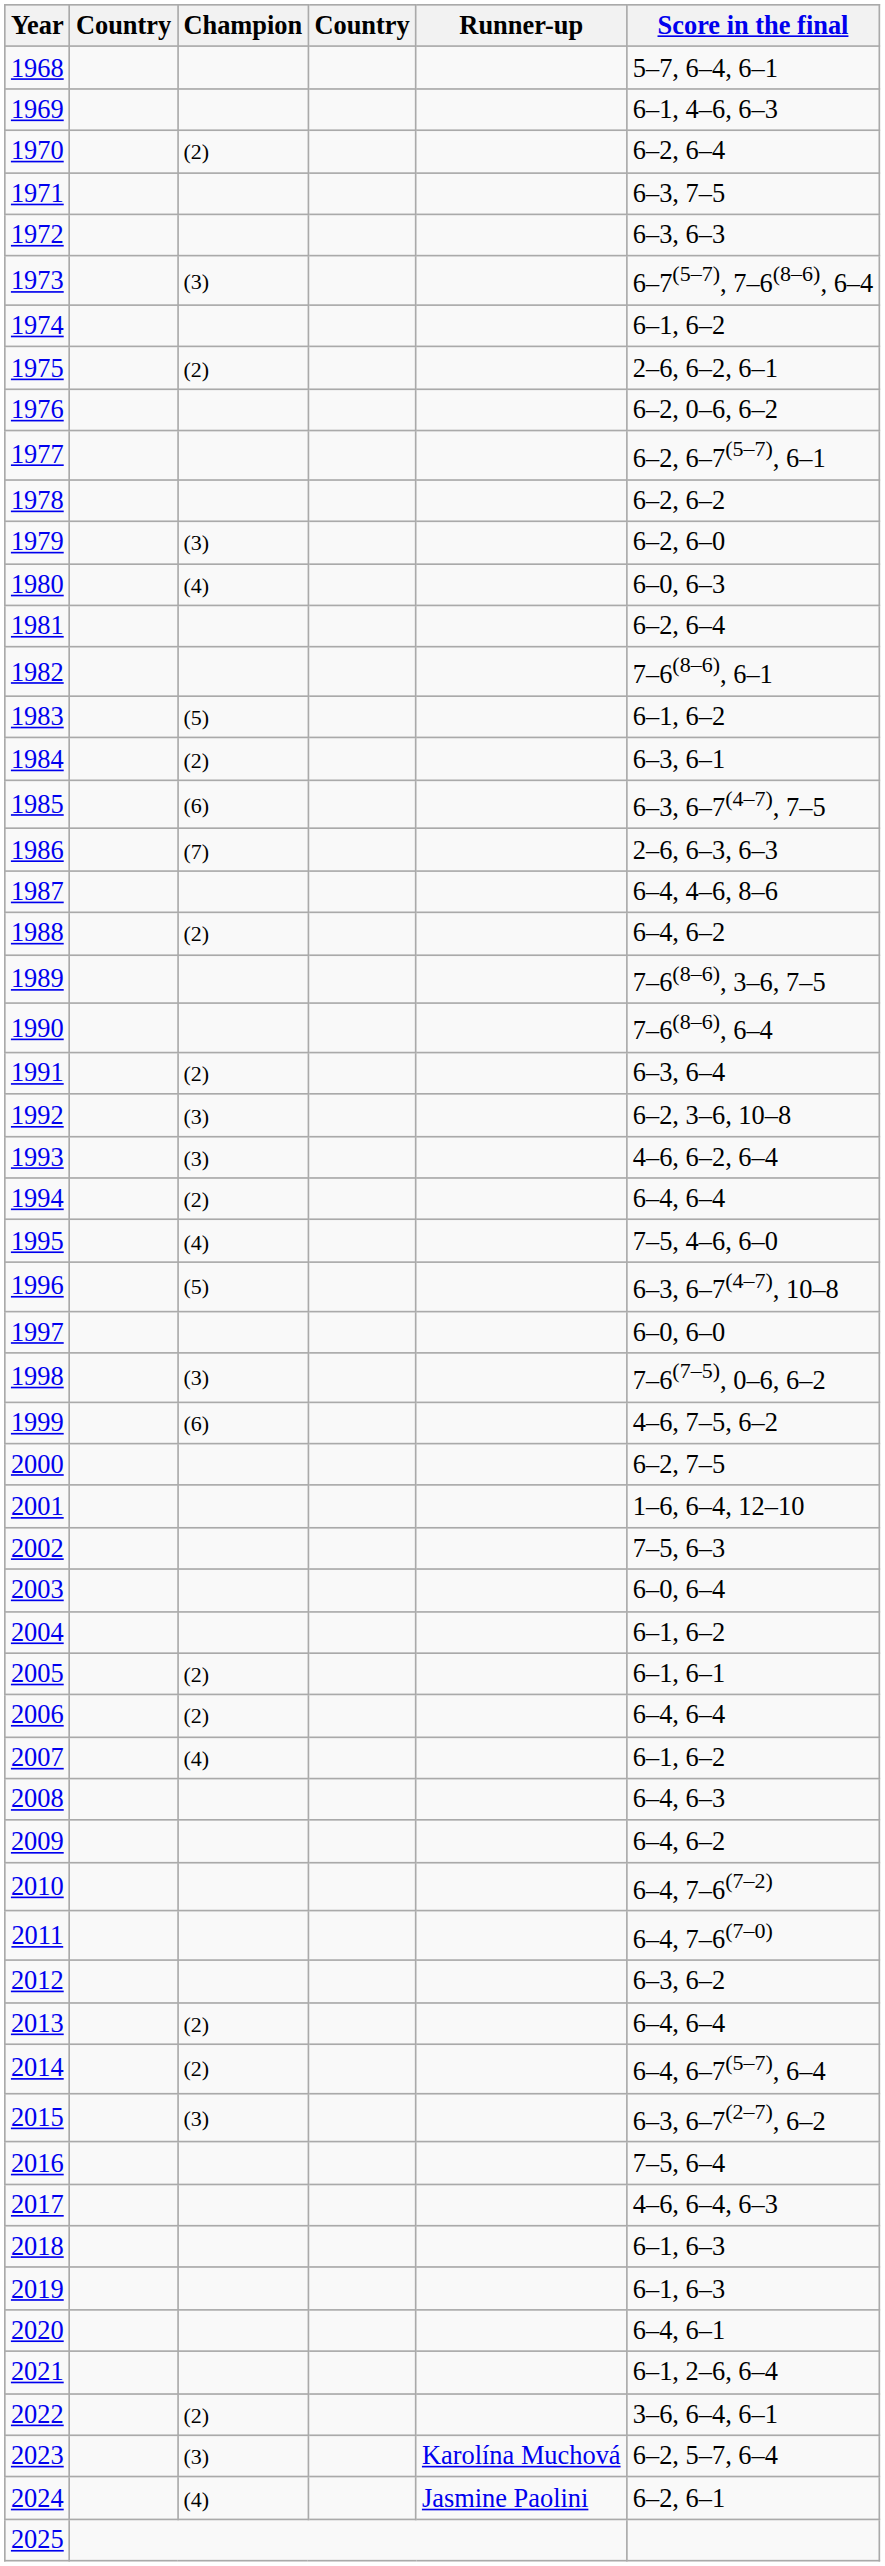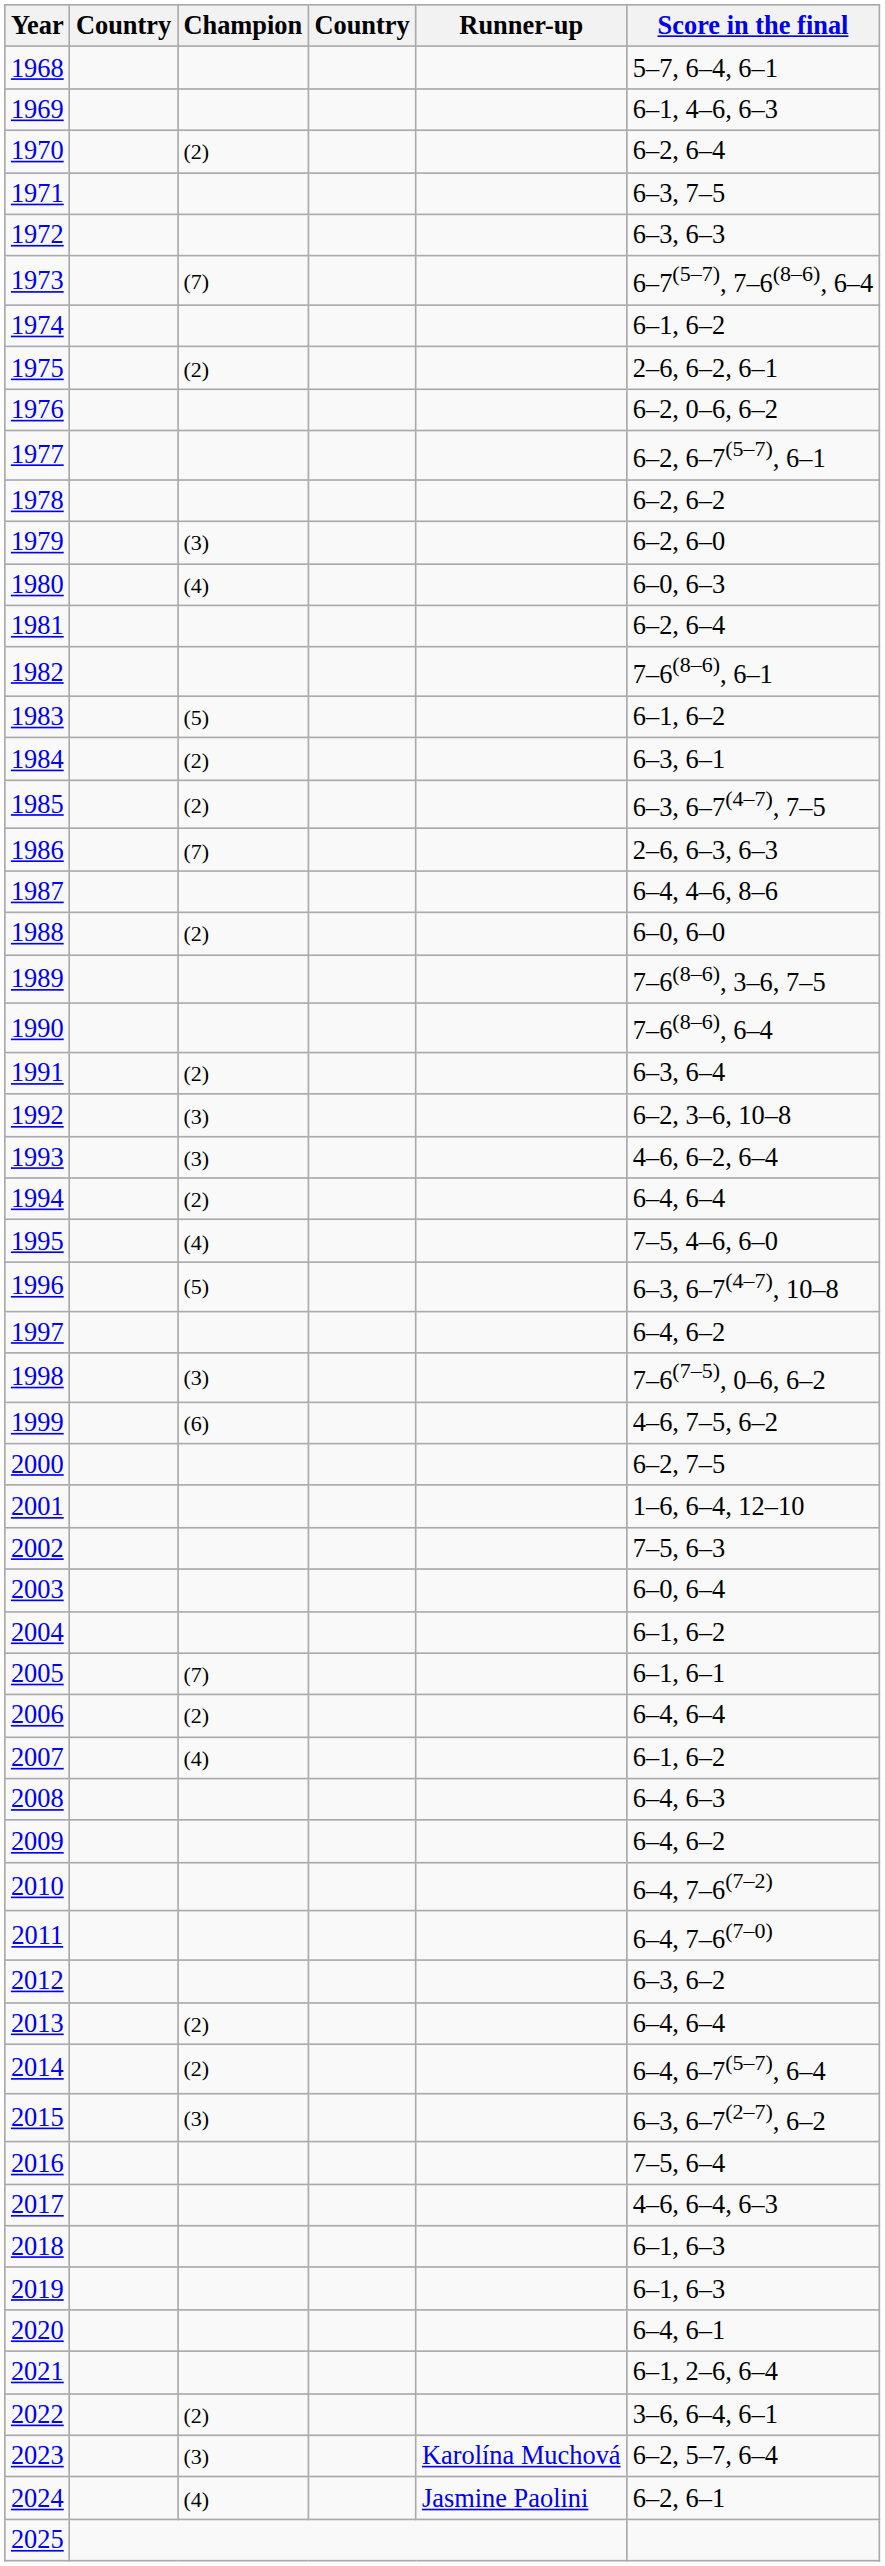(196, 281) (3) -> (196, 281) (7)
(196, 805) (6) -> (196, 805) (2)
(679, 933) 6–4, 6–2 -> (679, 933) 6–0, 6–0
(679, 1331) 6–0, 6–0 -> (679, 1331) 6–4, 6–2
(196, 1675) (2) -> (196, 1675) (7)
